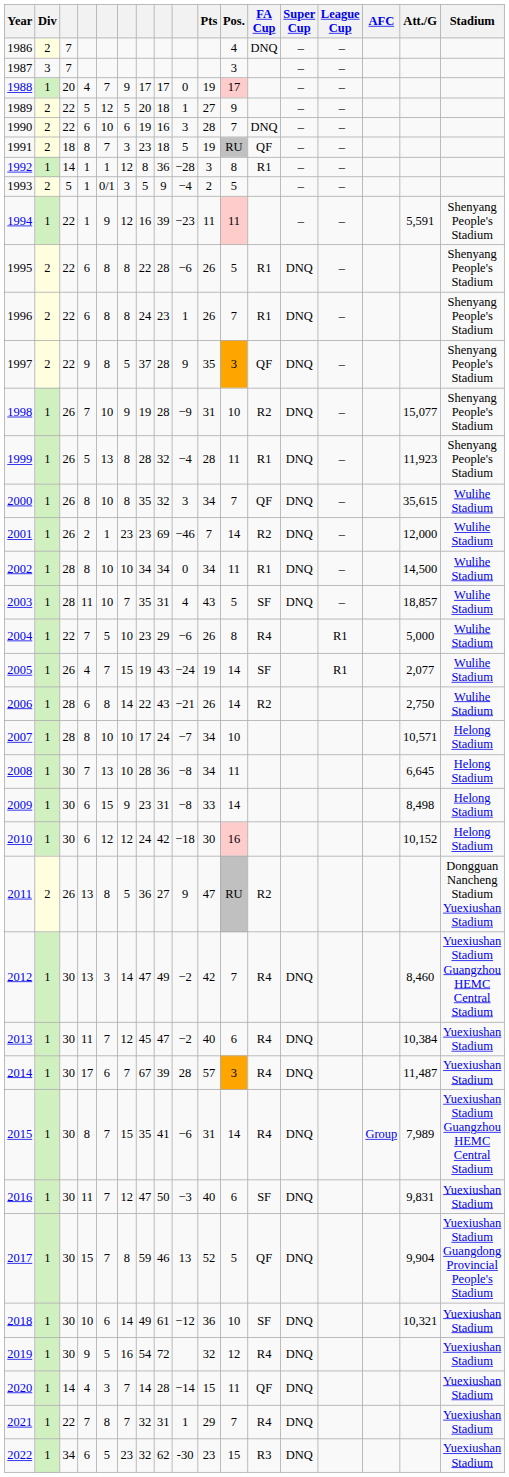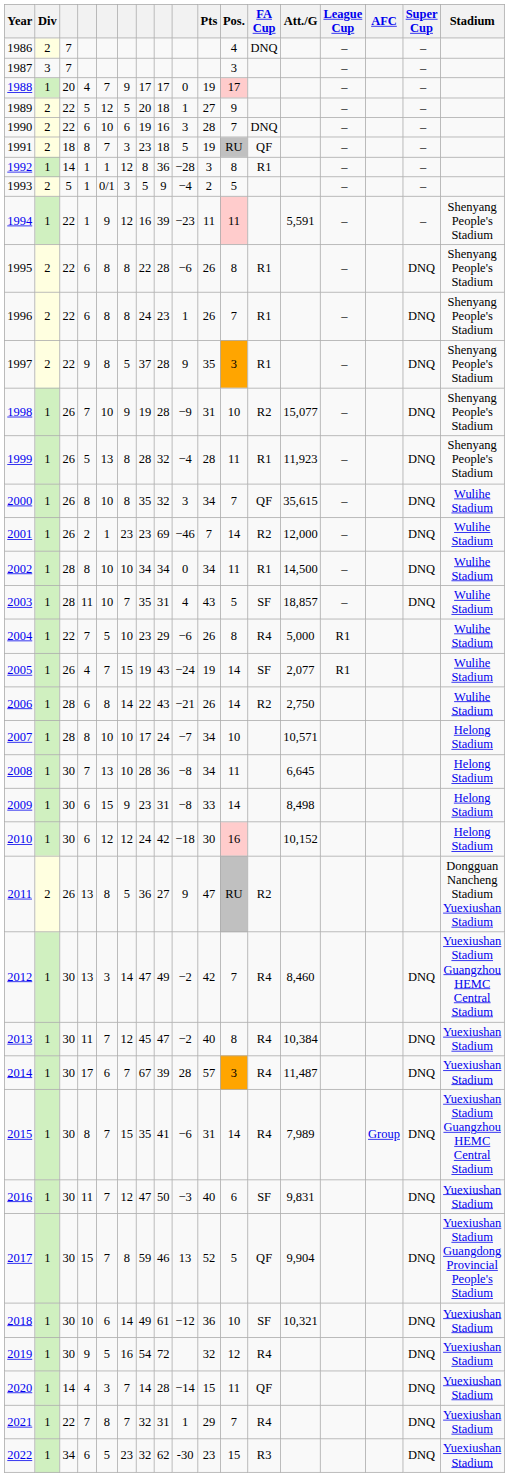columns swapped: (299, 21) <-> (420, 21)
(234, 268) 5 -> (234, 268) 8
(264, 364) QF -> (264, 364) R1
(234, 1038) 6 -> (234, 1038) 8
